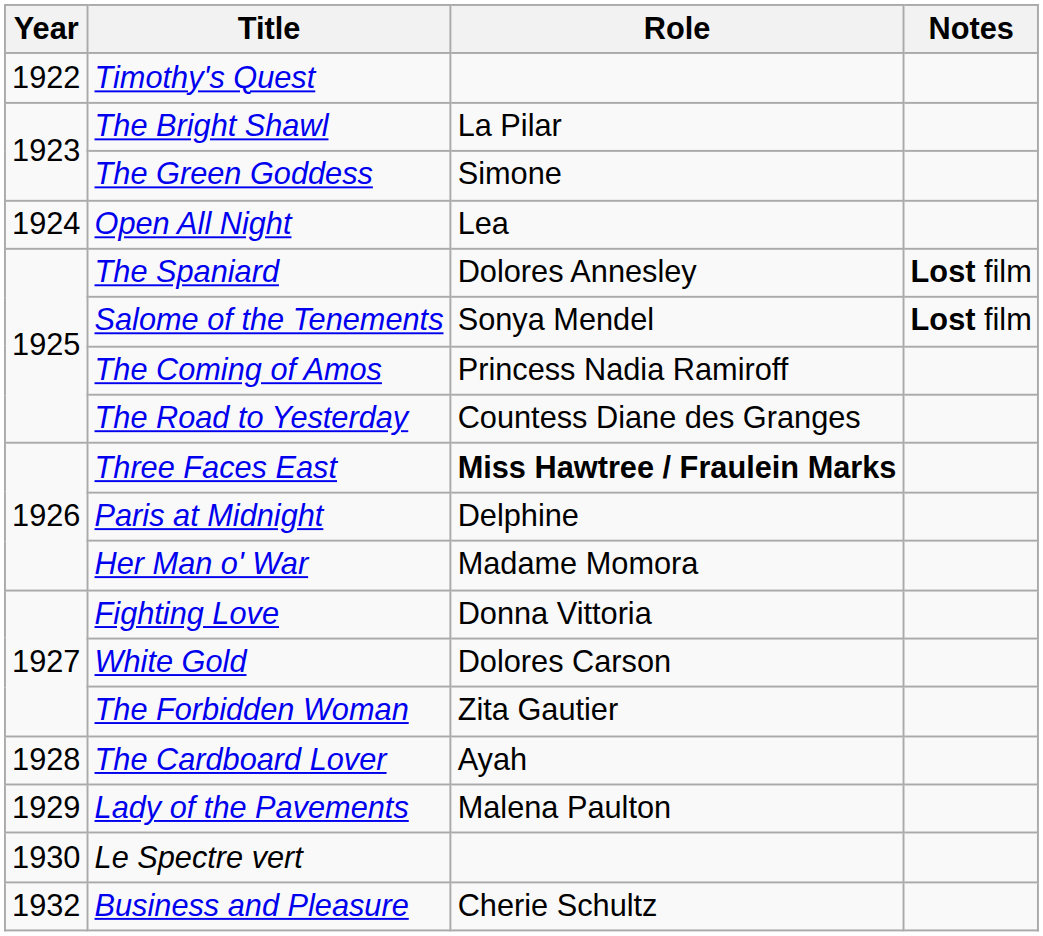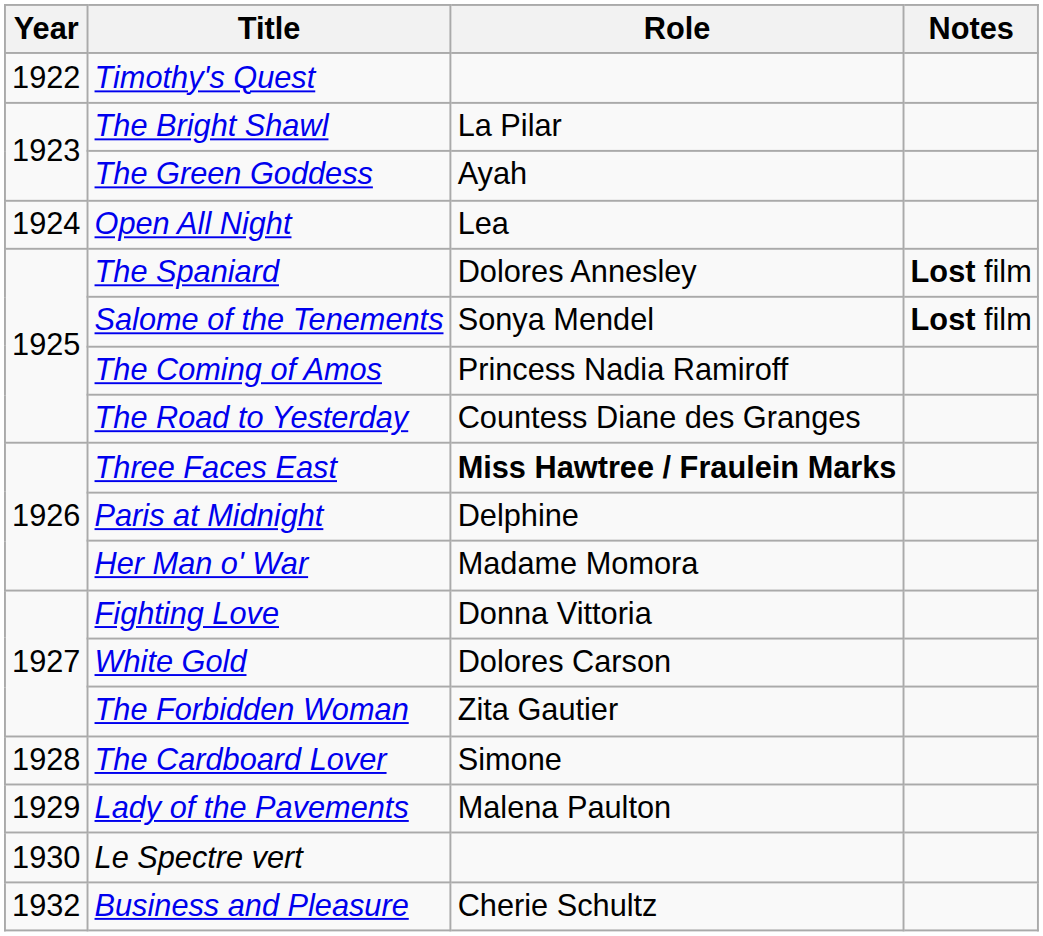(510, 175) Simone -> (492, 175) Ayah
(492, 759) Ayah -> (510, 759) Simone
